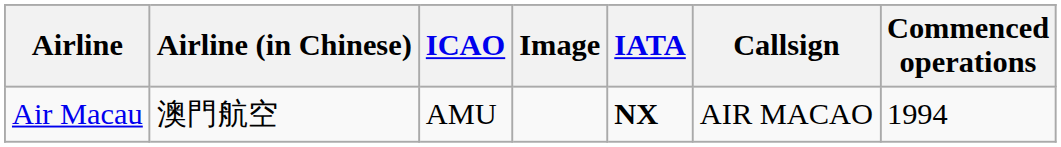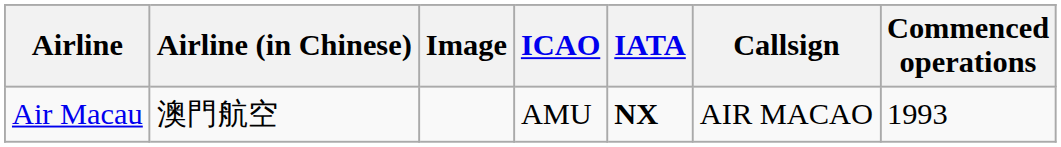columns swapped: (560, 45) <-> (466, 45)
(917, 113) 1994 -> (917, 113) 1993
